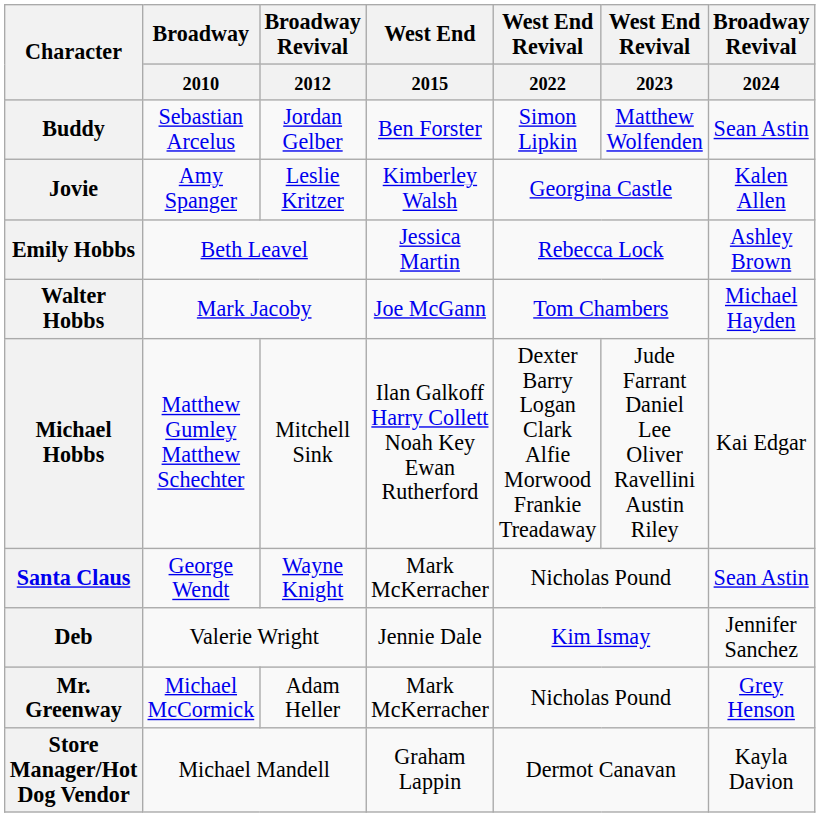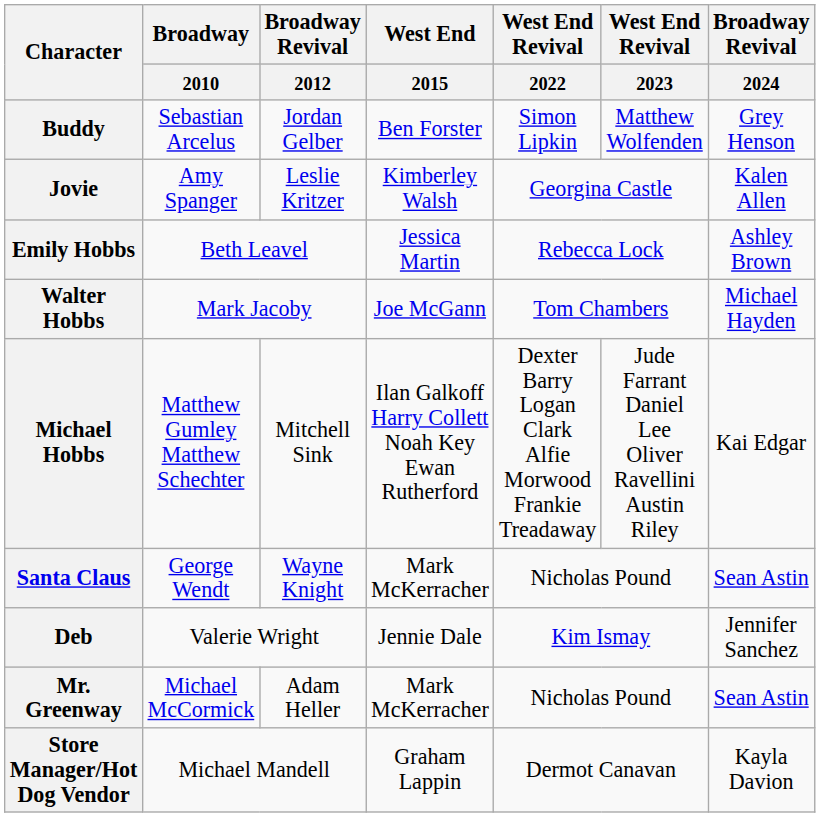(761, 129) Sean Astin -> (761, 129) Grey Henson
(761, 697) Grey Henson -> (761, 697) Sean Astin
